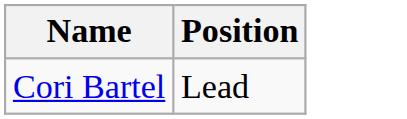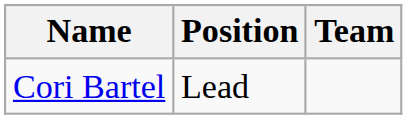+ column: (354, 31)
